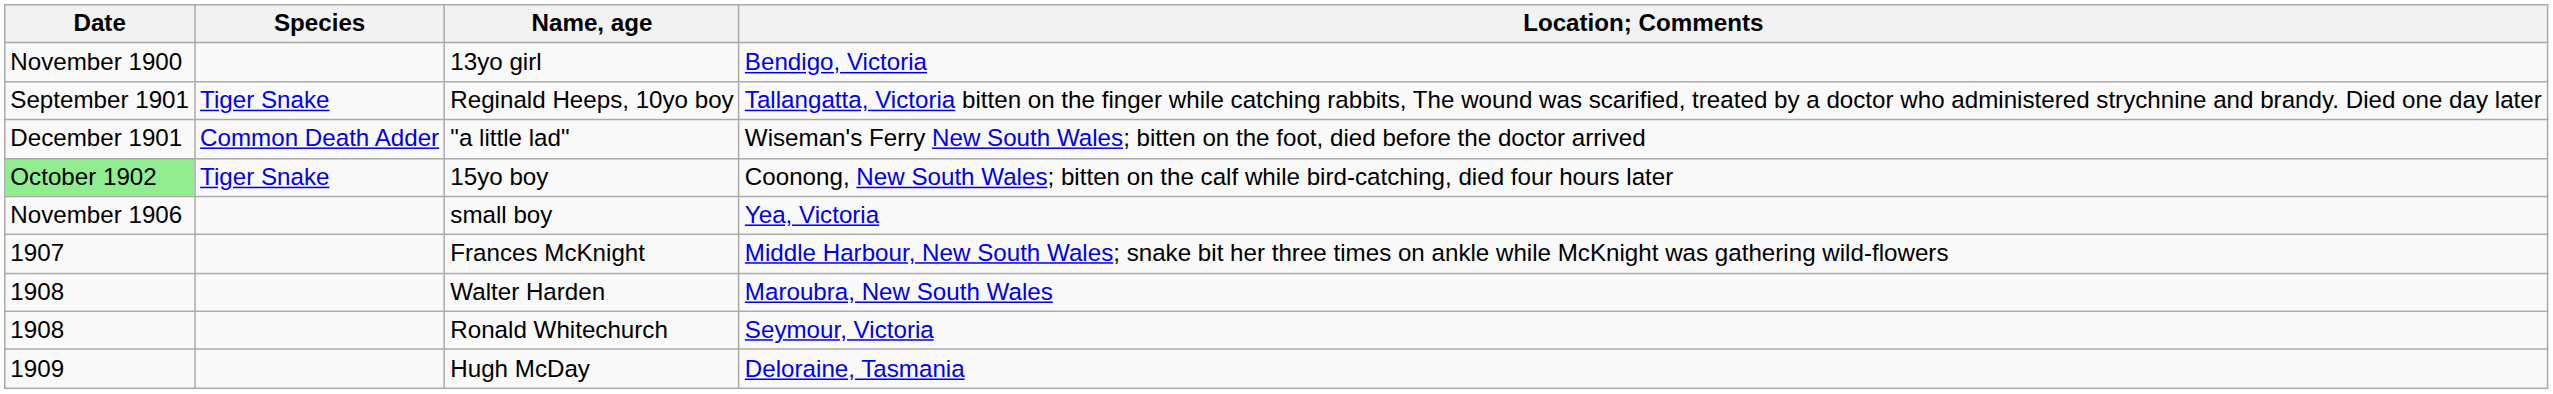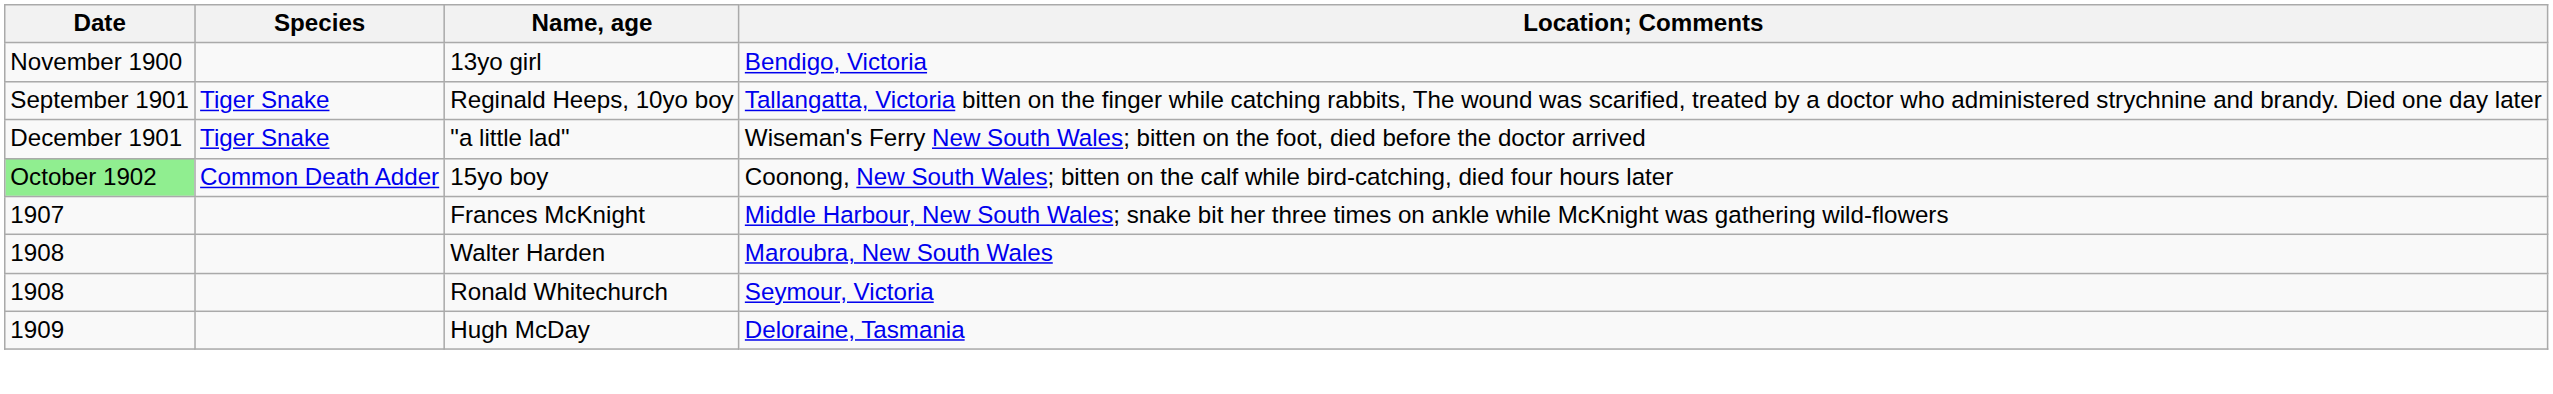(320, 138) Common Death Adder -> (265, 138) Tiger Snake
(265, 176) Tiger Snake -> (320, 176) Common Death Adder
- row: (501, 215)
